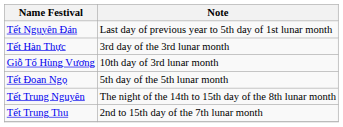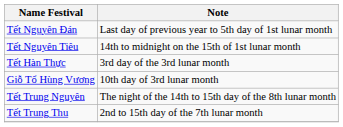+ row: (43, 46)
- row: (37, 79)
